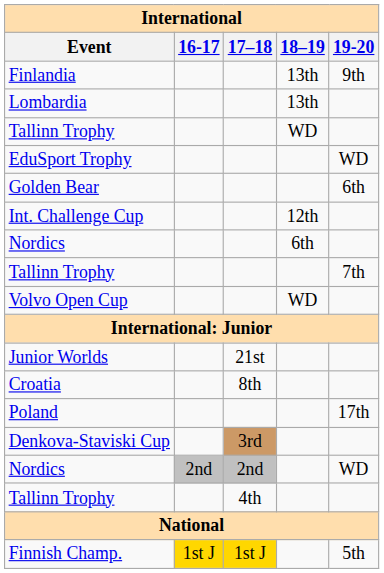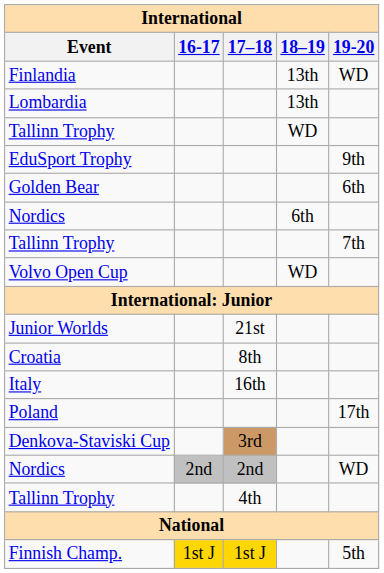(354, 74) 9th -> (354, 74) WD
(354, 159) WD -> (354, 159) 9th
- row: (76, 215)
+ row: (25, 384)
